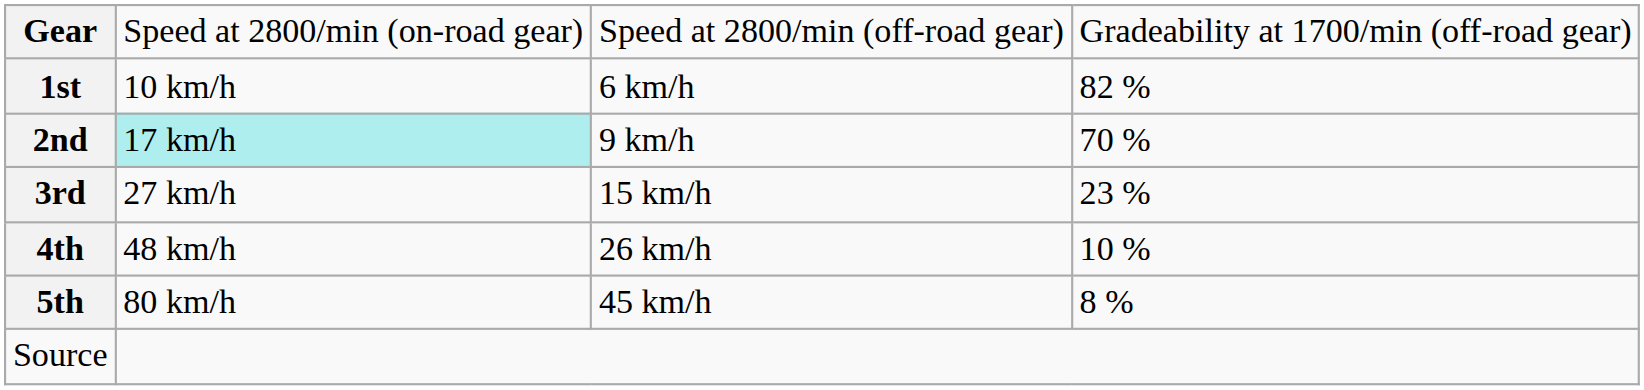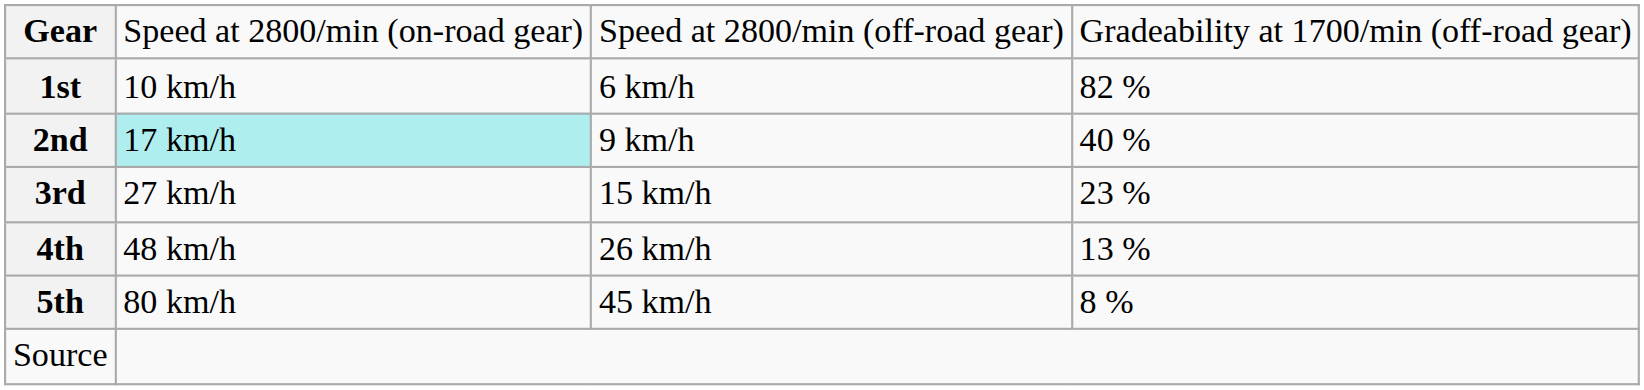(1115, 139) 70 % -> (1115, 139) 40 %
(1115, 247) 10 % -> (1115, 247) 13 %
